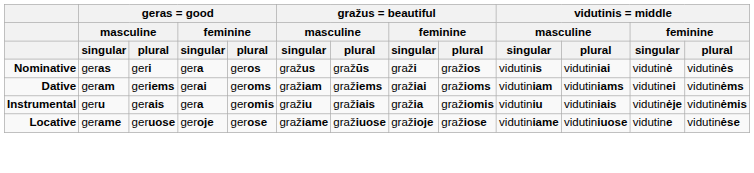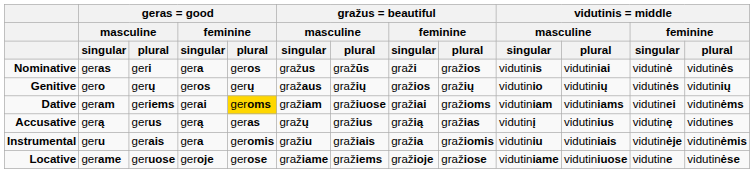+ row: (53, 86)
(251, 86) no background -> (251, 104) gold background
(358, 86) gražiems -> (360, 104) gražiuose
+ row: (46, 123)
(360, 123) gražiuose -> (358, 159) gražiems
